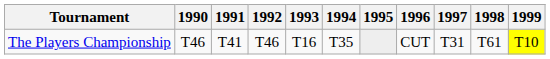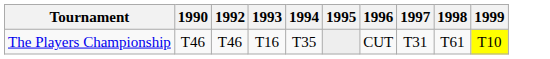- column: (230, 17)
